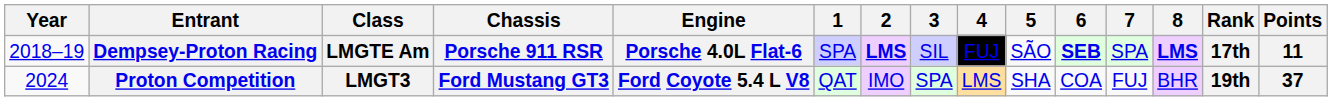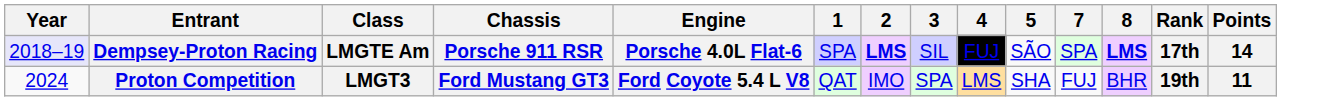- column: (1081, 20)
(47, 51) no background -> (47, 51) lavender background
(1293, 51) 11 -> (1242, 51) 14
(1293, 81) 37 -> (1242, 81) 11
